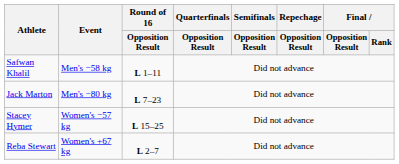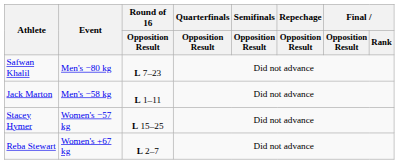(86, 68) Men's −58 kg -> (86, 68) Men's −80 kg
(148, 74) L 1–11 -> (148, 74) L 7–23
(86, 94) Men's −80 kg -> (86, 94) Men's −58 kg
(148, 100) L 7–23 -> (148, 100) L 1–11
